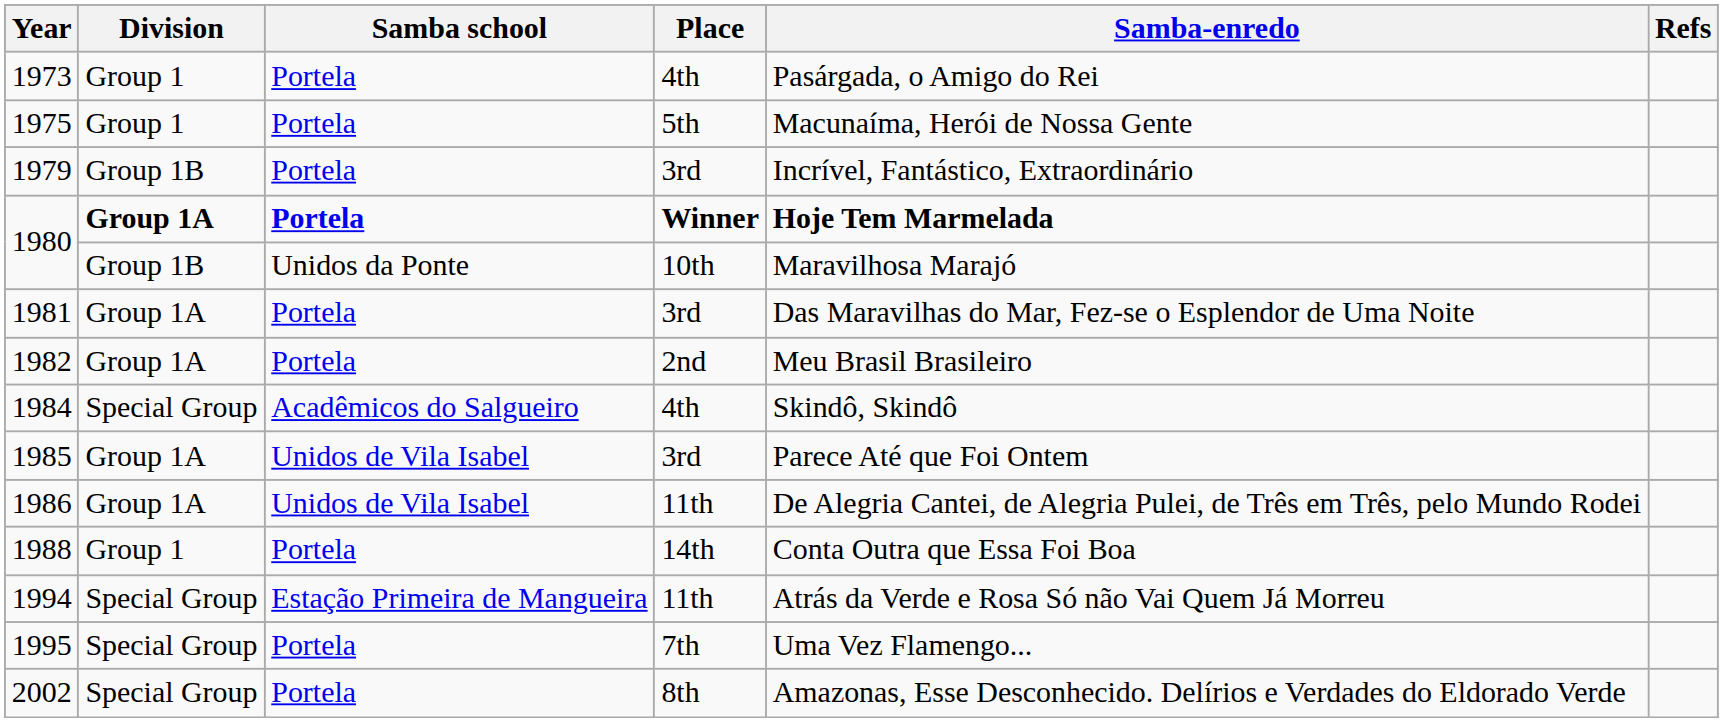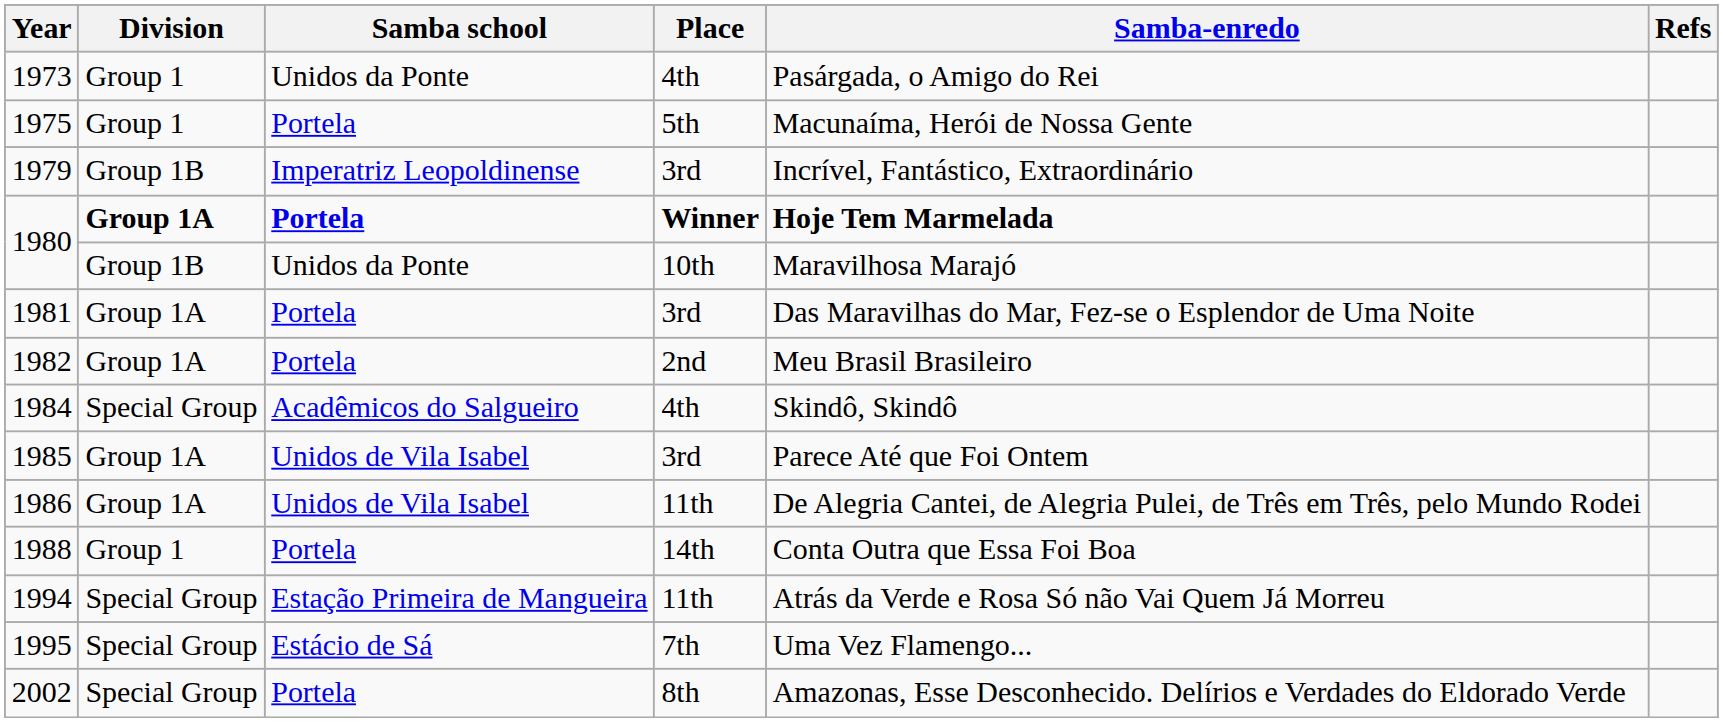(314, 75) Portela -> (370, 75) Unidos da Ponte
(314, 170) Portela -> (425, 170) Imperatriz Leopoldinense
(314, 645) Portela -> (352, 645) Estácio de Sá
